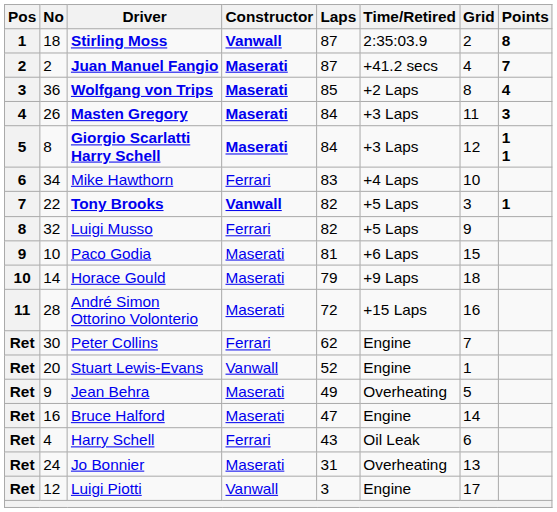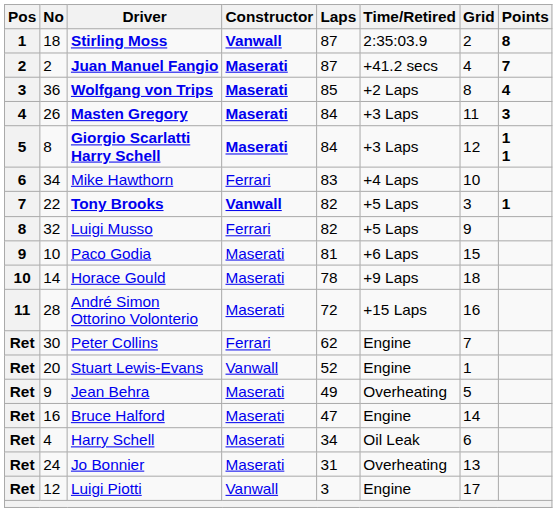(329, 277) 79 -> (329, 277) 78
(248, 440) Ferrari -> (255, 440) Maserati
(329, 440) 43 -> (329, 440) 34
